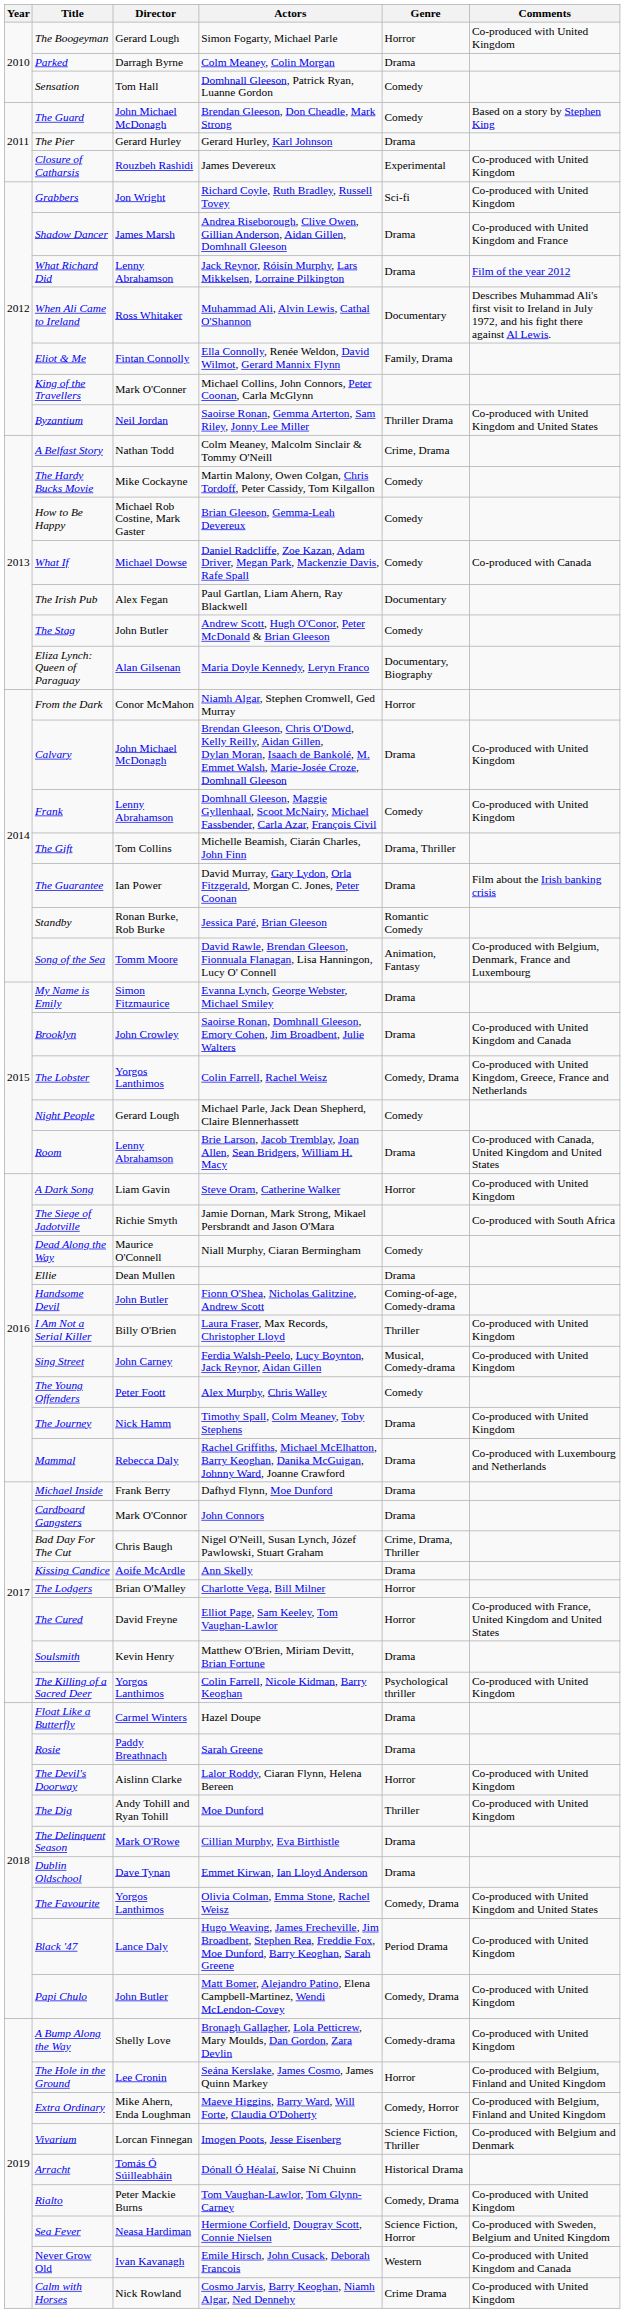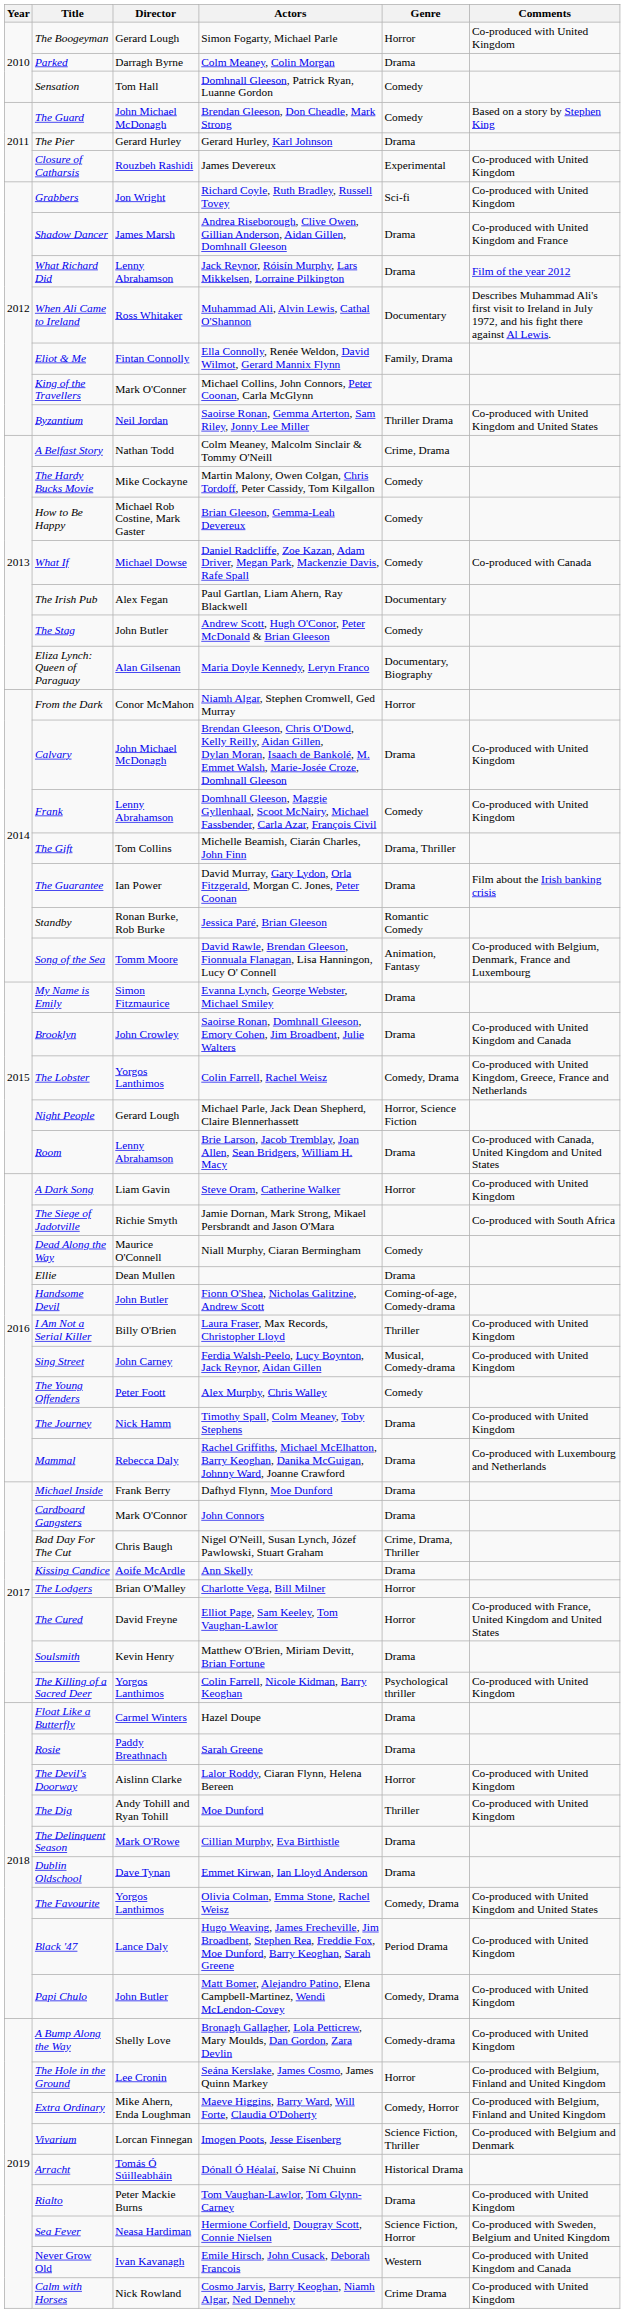(404, 1115) Comedy -> (420, 1115) Horror, Science Fiction
(422, 2200) Comedy, Drama -> (400, 2200) Drama
